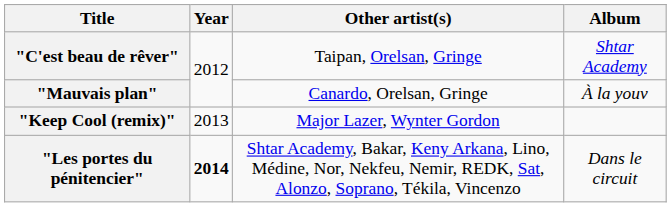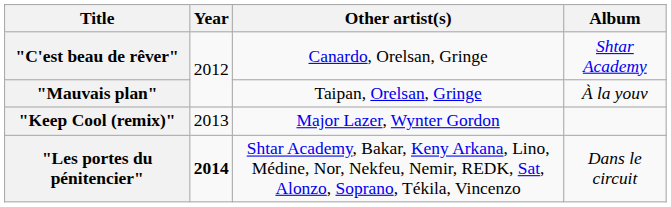(398, 55) Taipan, Orelsan, Gringe -> (398, 55) Canardo, Orelsan, Gringe
(398, 93) Canardo, Orelsan, Gringe -> (398, 93) Taipan, Orelsan, Gringe
